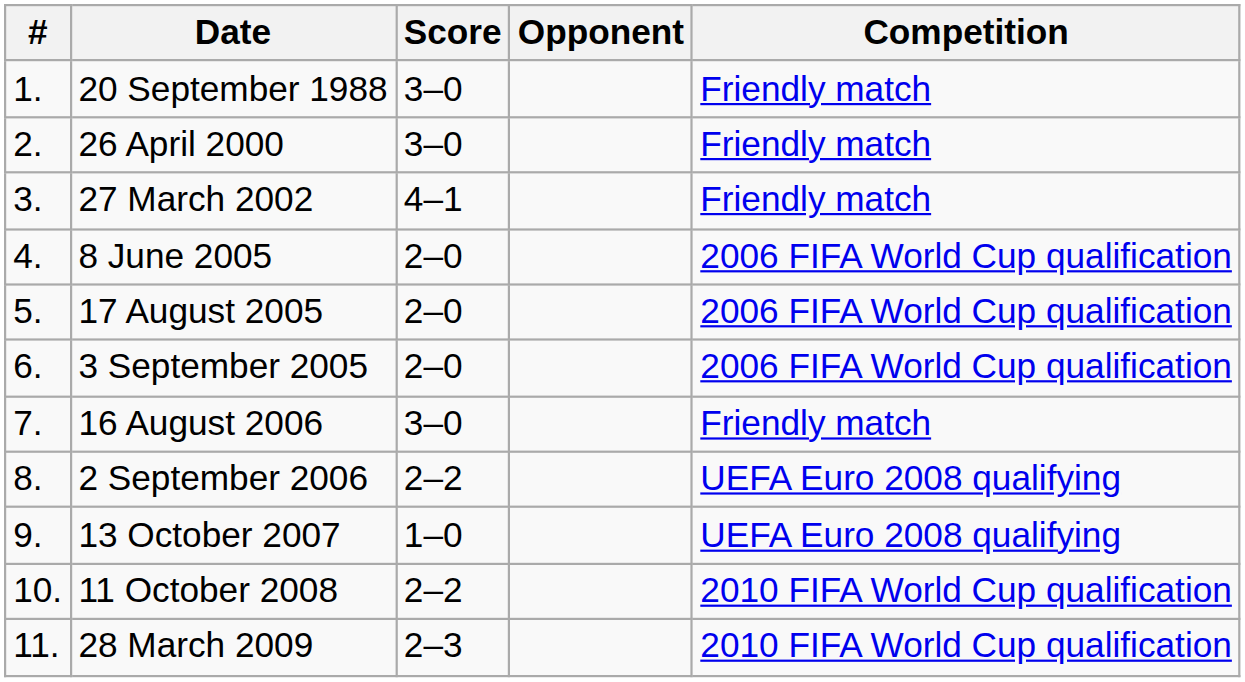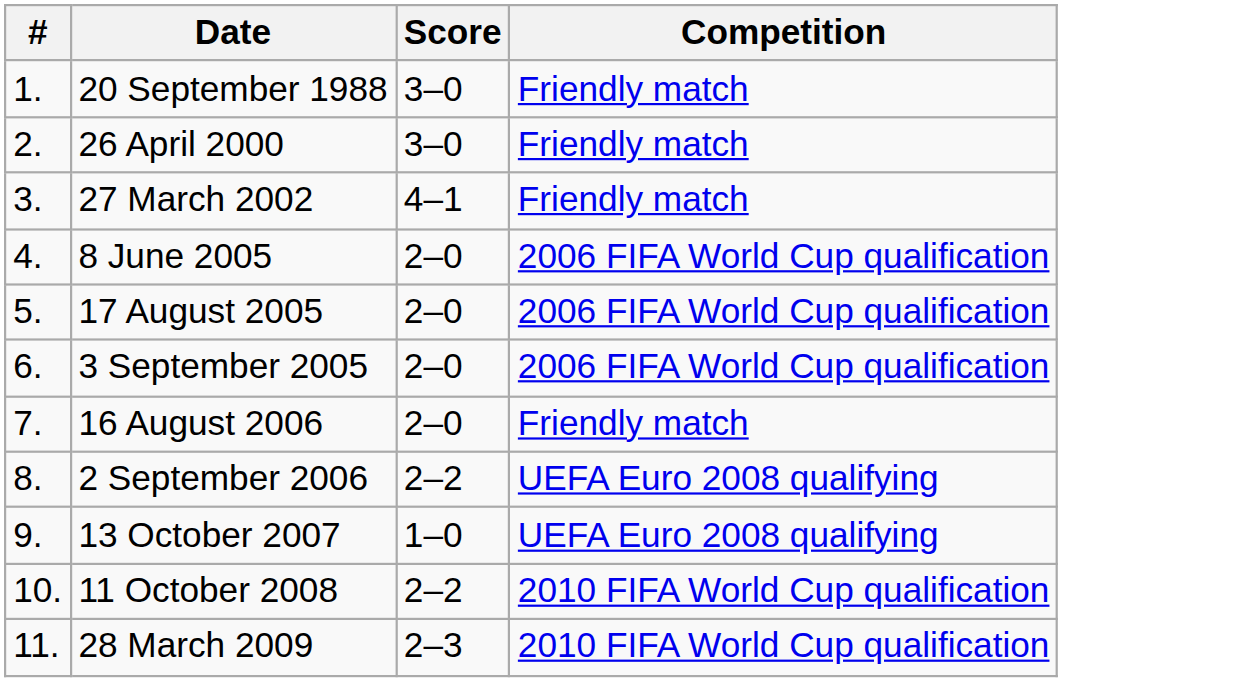- column: (601, 32)
(433, 423) 3–0 -> (433, 423) 2–0
